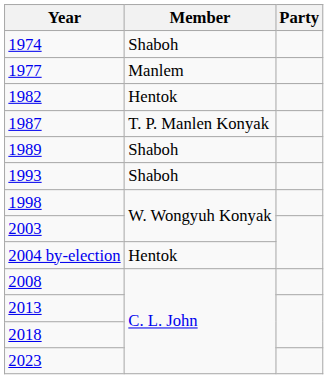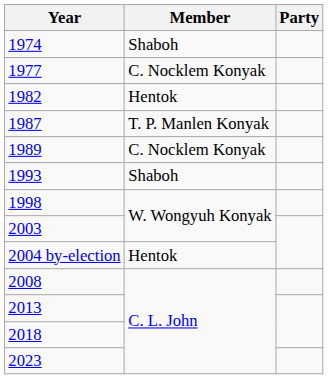(156, 70) Manlem -> (197, 70) C. Nocklem Konyak
(153, 149) Shaboh -> (197, 149) C. Nocklem Konyak
